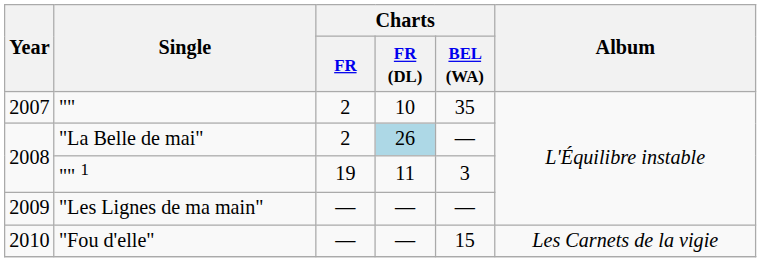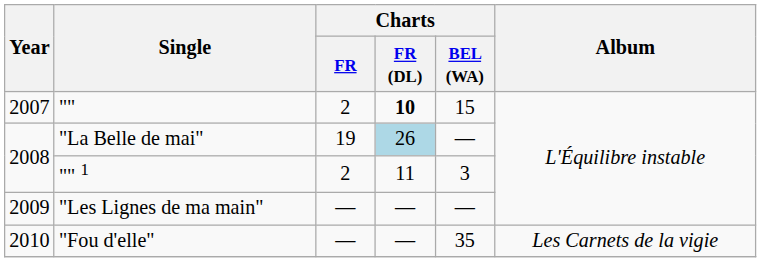(405, 107) normal -> (405, 107) bold
(465, 107) 35 -> (465, 107) 15
(345, 139) 2 -> (345, 139) 19
(345, 173) 19 -> (345, 173) 2
(465, 240) 15 -> (465, 240) 35
